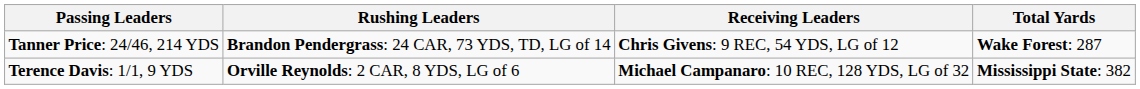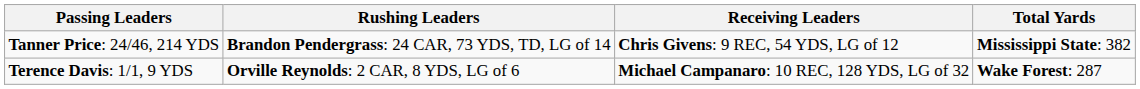(1039, 44) Wake Forest: 287 -> (1054, 44) Mississippi State: 382
(1054, 71) Mississippi State: 382 -> (1039, 71) Wake Forest: 287
